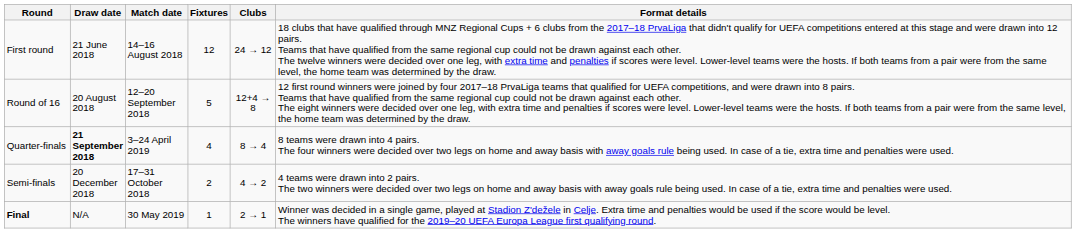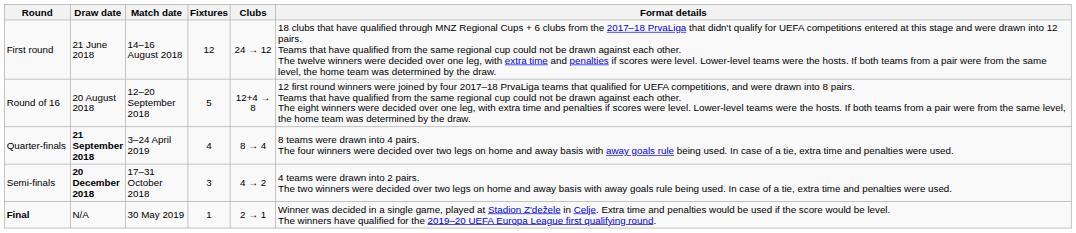(95, 183) normal -> (96, 183) bold
(209, 183) 2 -> (209, 183) 3
